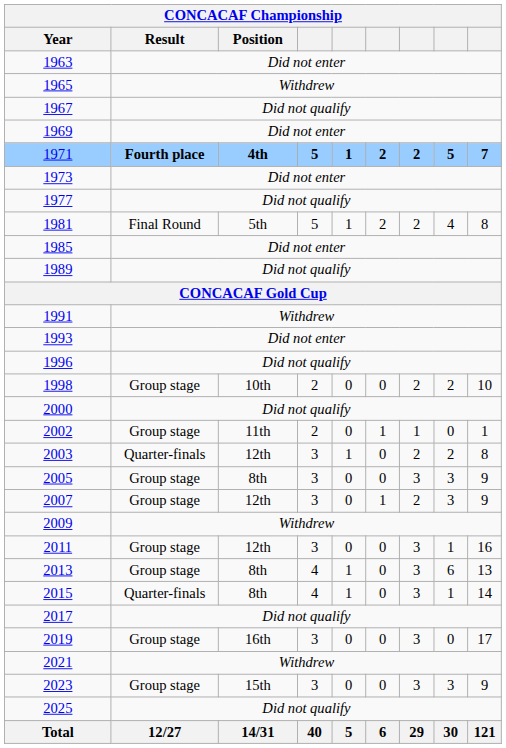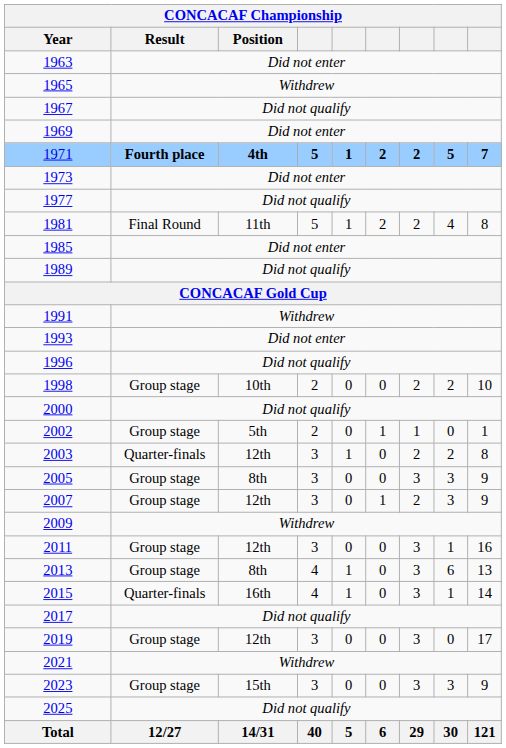(258, 223) 5th -> (258, 223) 11th
(258, 431) 11th -> (258, 431) 5th
(258, 593) 8th -> (258, 593) 16th
(258, 639) 16th -> (258, 639) 12th
